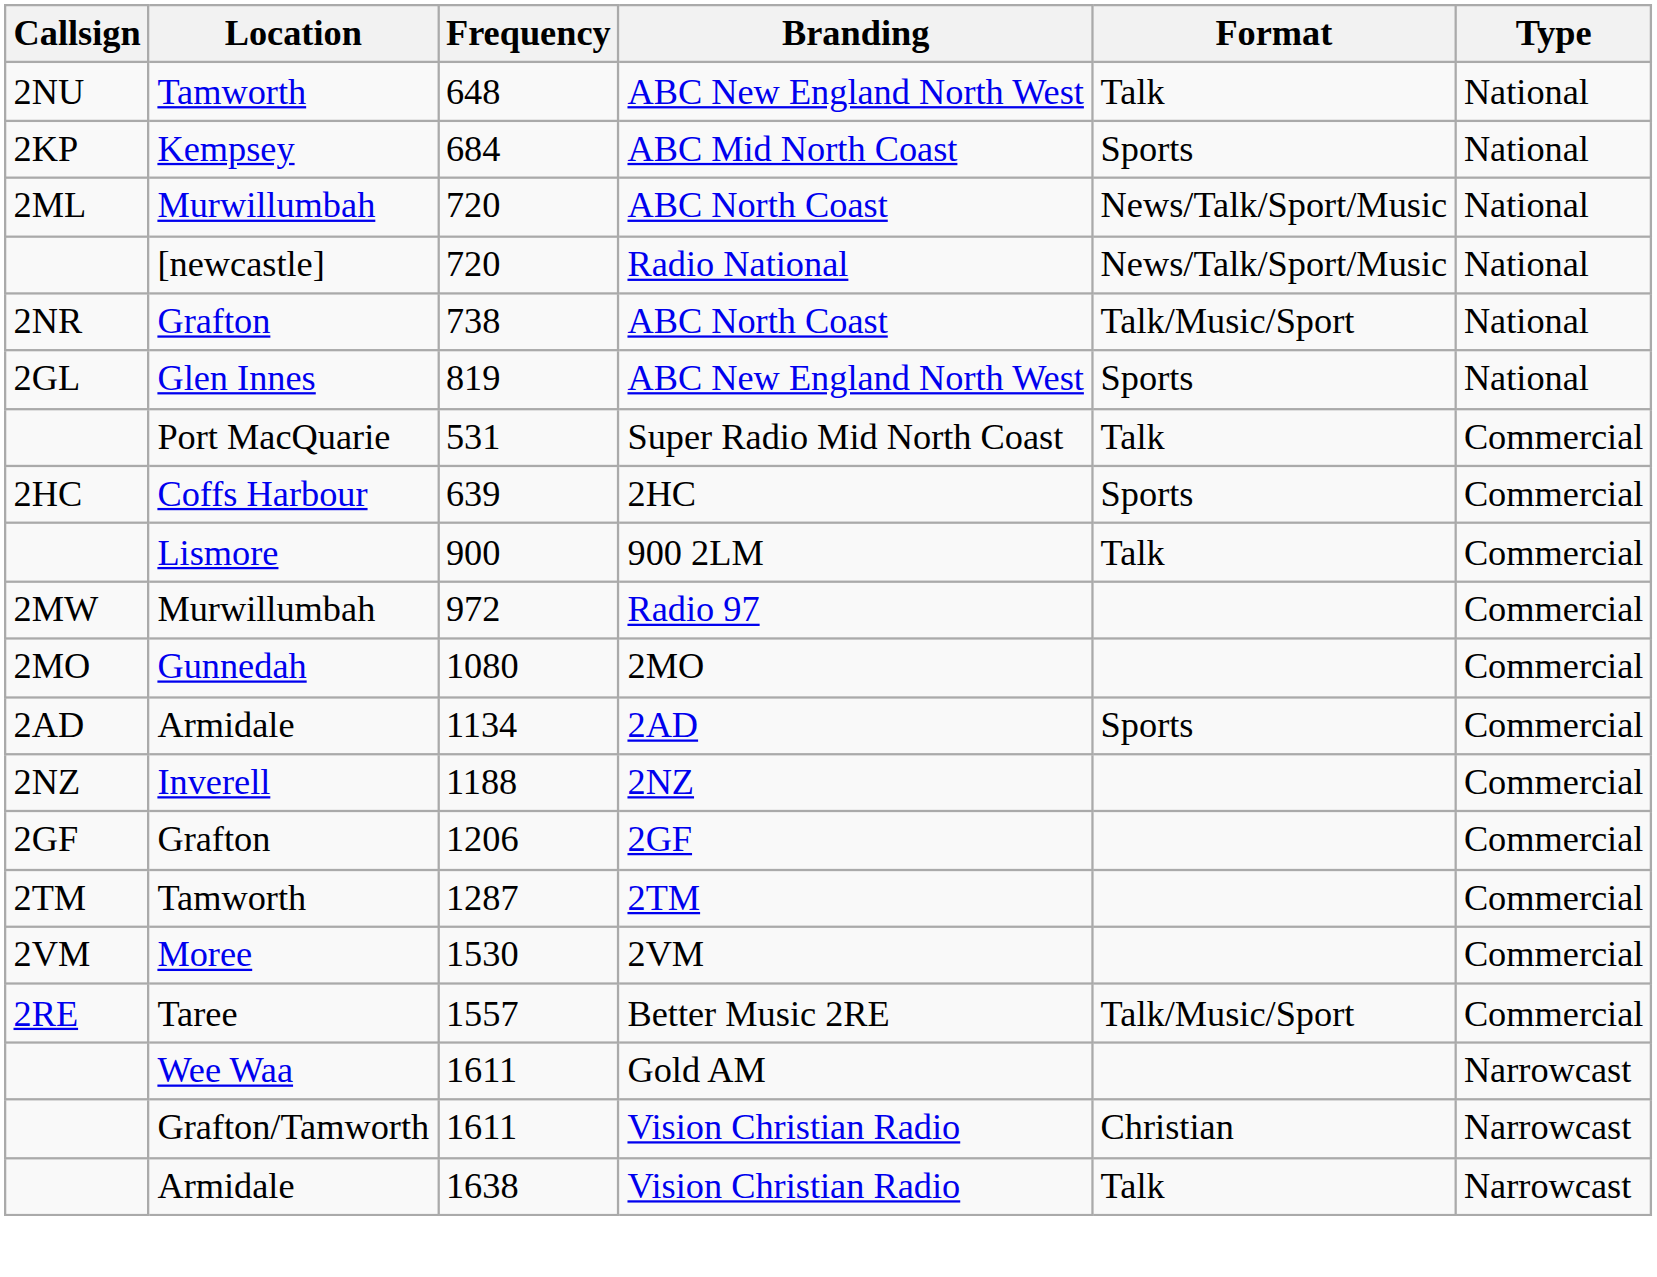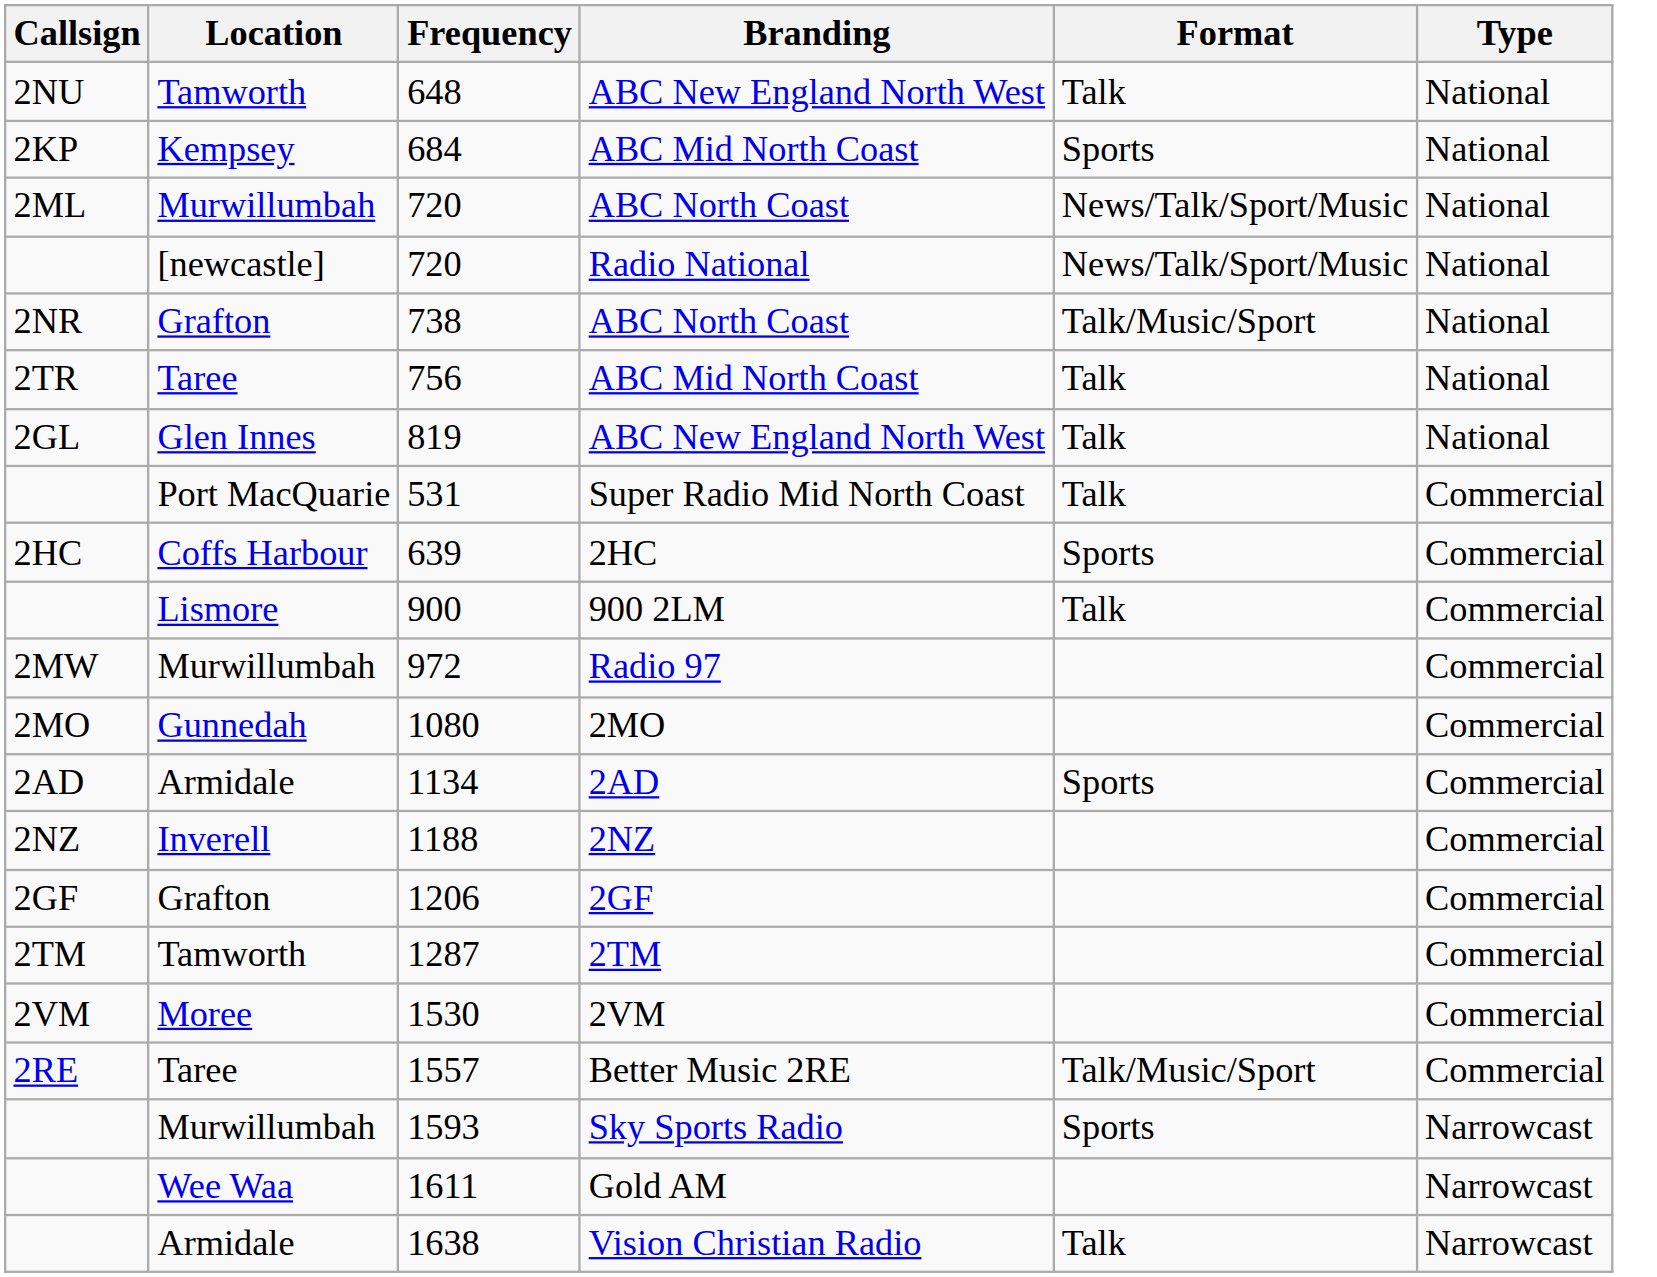+ row: (434, 378)
(1147, 378) Sports -> (1094, 436) Talk
+ row: (443, 1127)
- row: (482, 1127)
